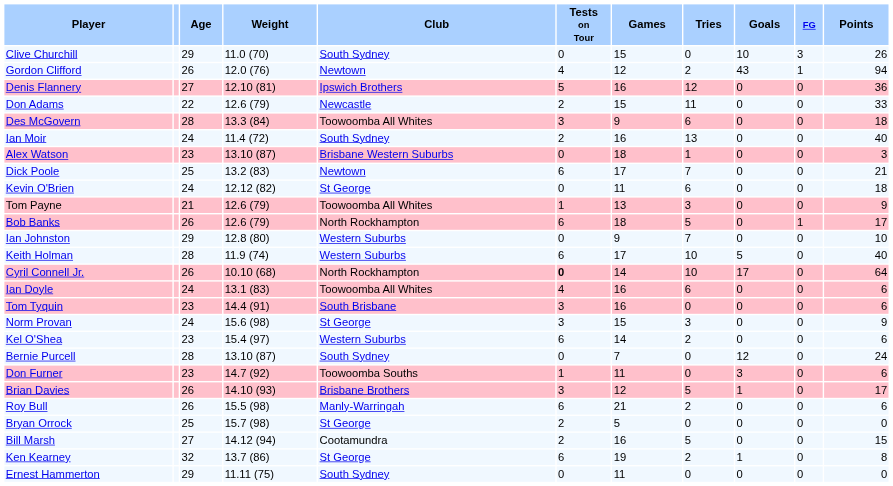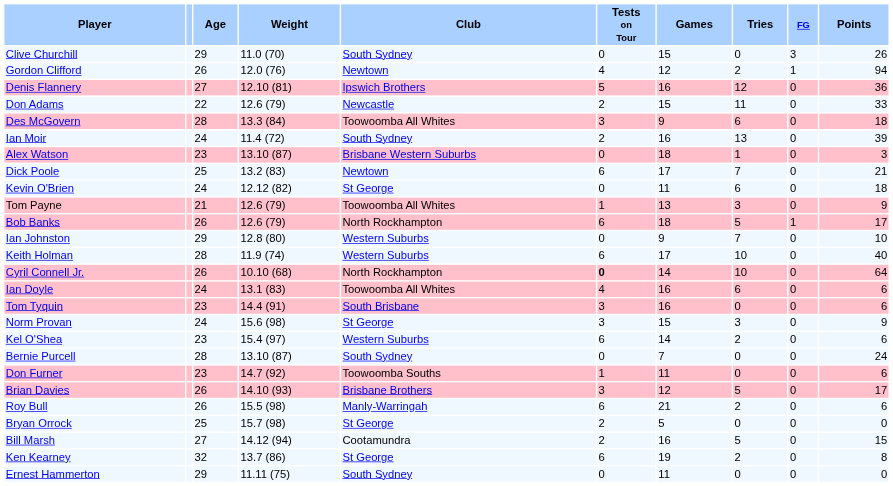- column: (765, 24)
(881, 138) 40 -> (881, 138) 39
